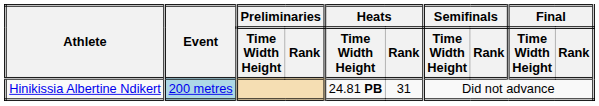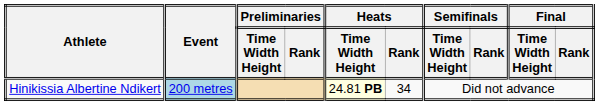(355, 89) no background -> (355, 89) lightyellow background
(404, 89) 31 -> (404, 89) 34
